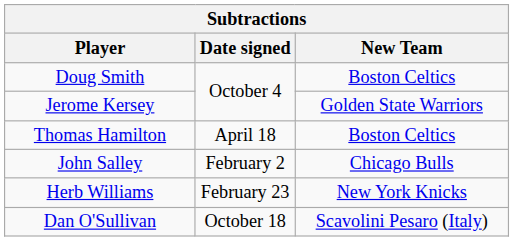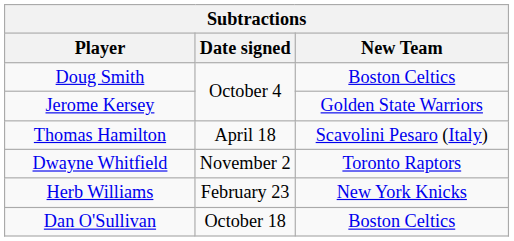(402, 134) Boston Celtics -> (402, 134) Scavolini Pesaro (Italy)
+ row: (100, 163)
- row: (100, 163)
(402, 221) Scavolini Pesaro (Italy) -> (402, 221) Boston Celtics
